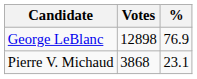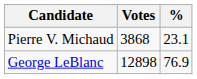rows swapped: (56, 39) <-> (61, 62)
